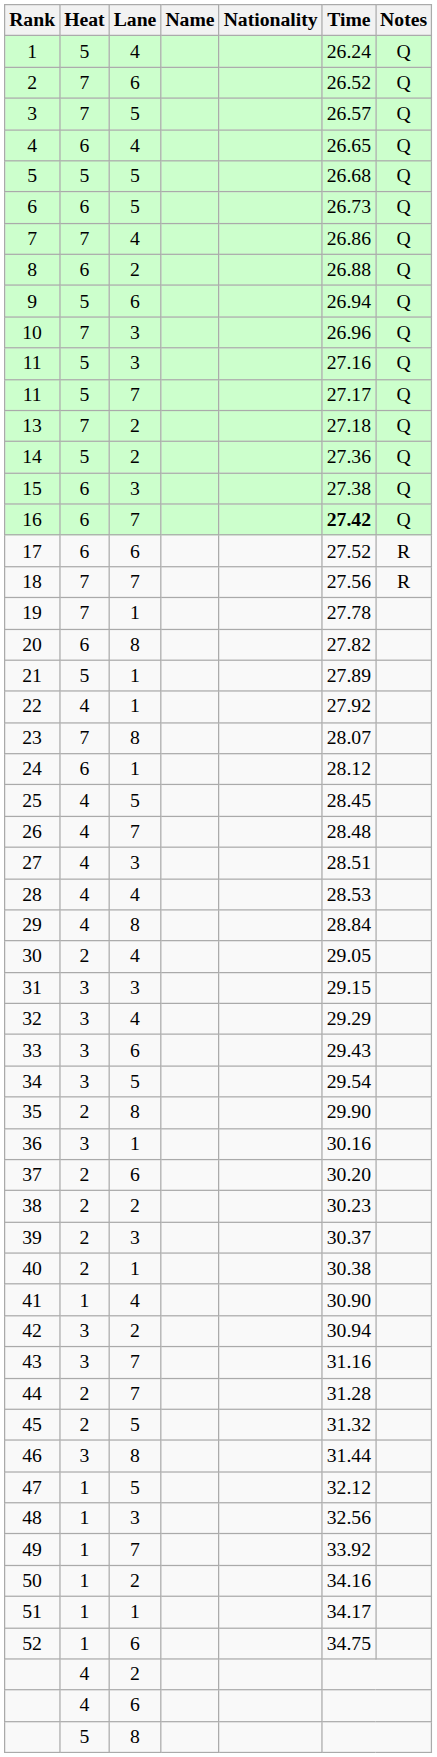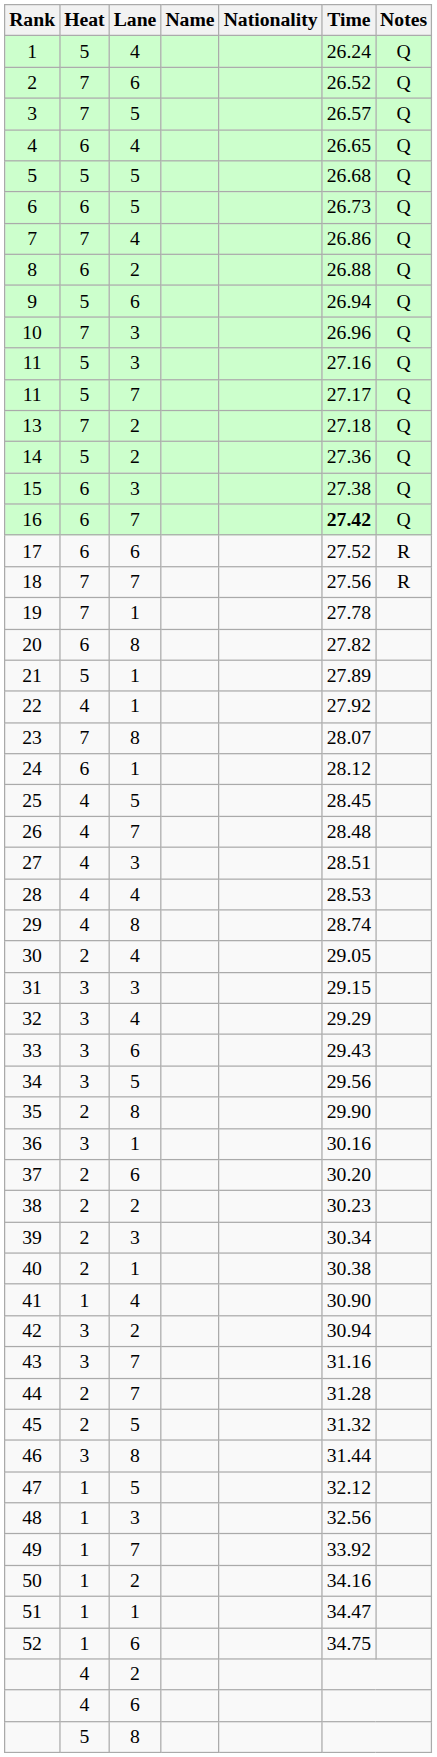(349, 925) 28.84 -> (349, 925) 28.74
(349, 1081) 29.54 -> (349, 1081) 29.56
(349, 1237) 30.37 -> (349, 1237) 30.34
(349, 1611) 34.17 -> (349, 1611) 34.47
